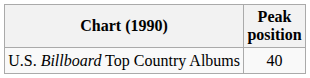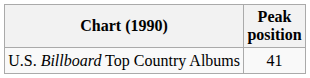(274, 60) 40 -> (274, 60) 41
